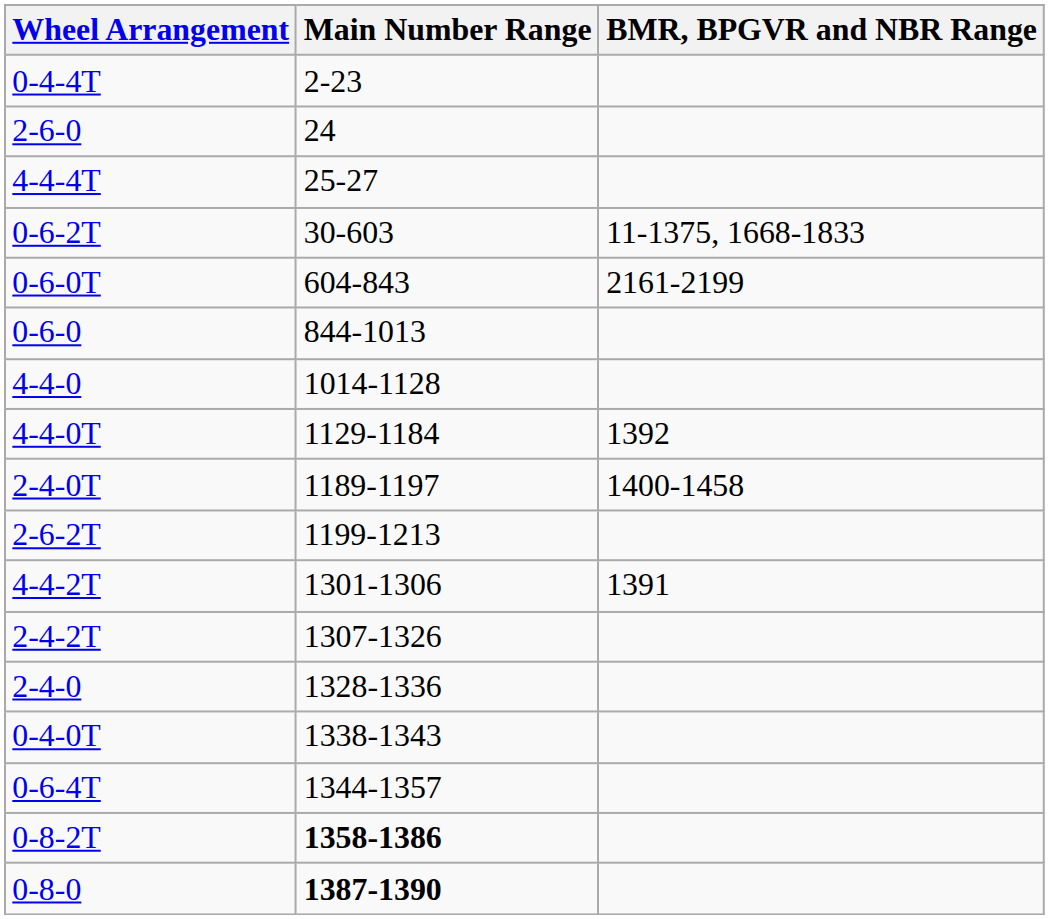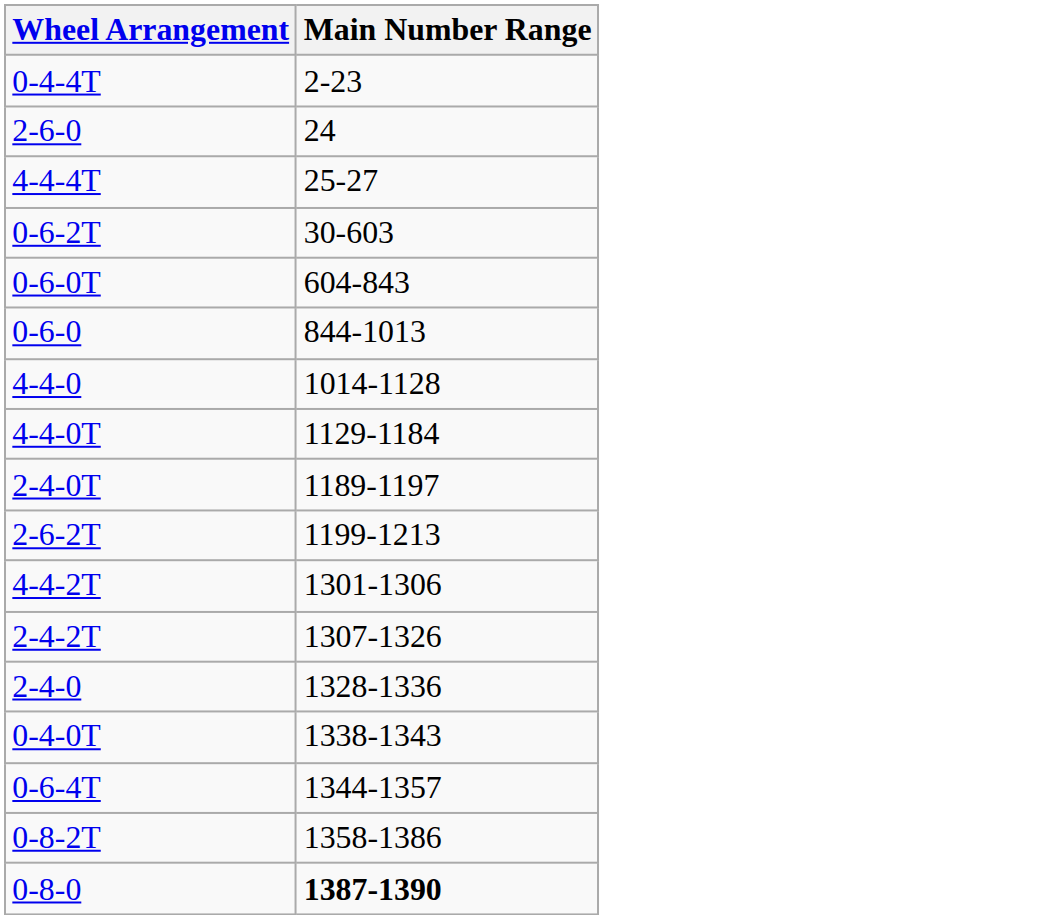- column: (822, 29)
(373, 837) bold -> (373, 837) normal
